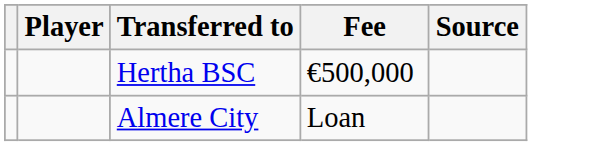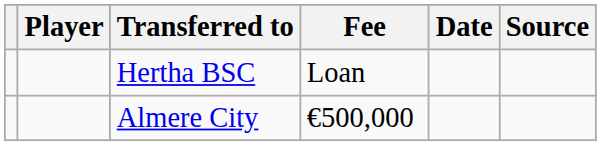+ column: (464, 27)
(360, 72) €500,000 -> (336, 72) Loan
(336, 117) Loan -> (360, 117) €500,000
